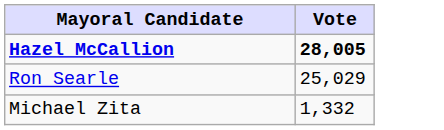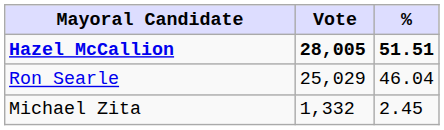+ column: (407, 20)
